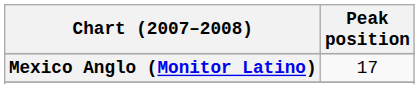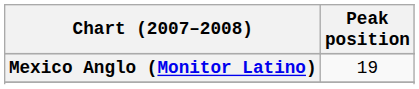(367, 68) 17 -> (367, 68) 19
